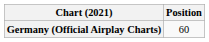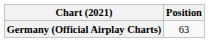(184, 29) 60 -> (184, 29) 63
